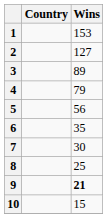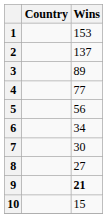(83, 52) 127 -> (83, 52) 137
(80, 90) 79 -> (80, 90) 77
(80, 128) 35 -> (80, 128) 34
(80, 166) 25 -> (80, 166) 27
